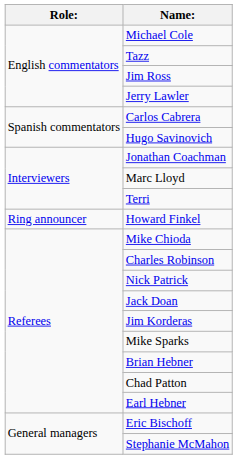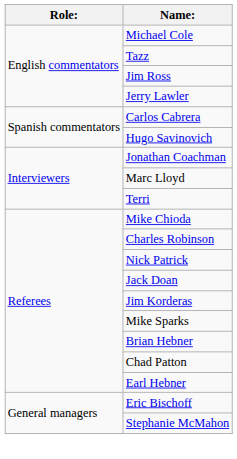- row: (163, 219)
